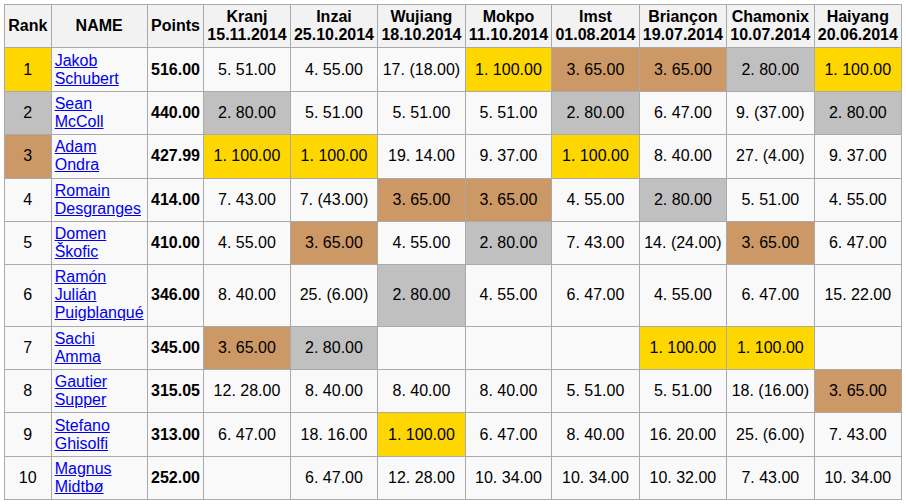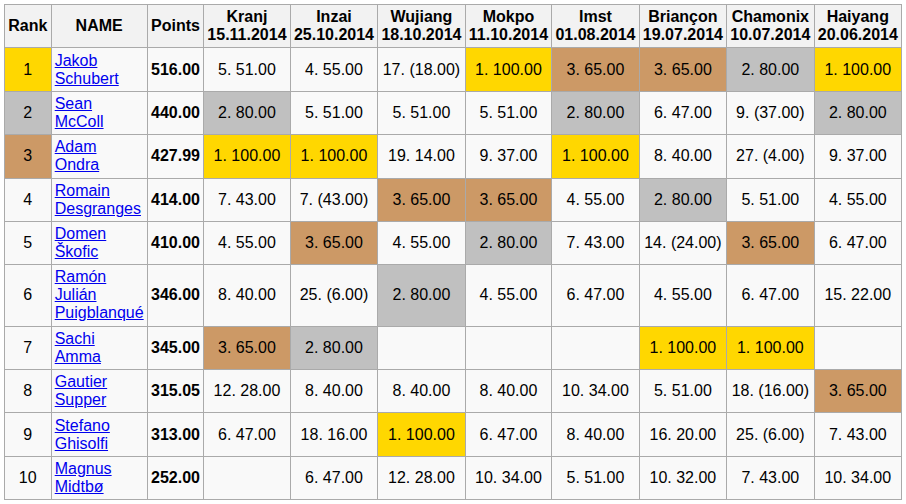(595, 391) 5. 51.00 -> (595, 391) 10. 34.00
(595, 477) 10. 34.00 -> (595, 477) 5. 51.00
